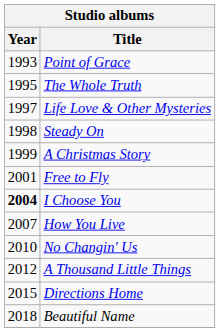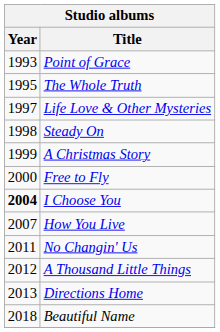(22, 177) 2001 -> (22, 177) 2000
(22, 246) 2010 -> (22, 246) 2011
(22, 293) 2015 -> (22, 293) 2013
